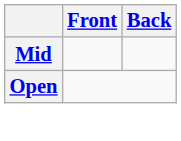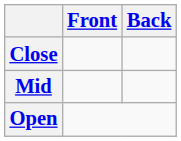+ row: (33, 53)
